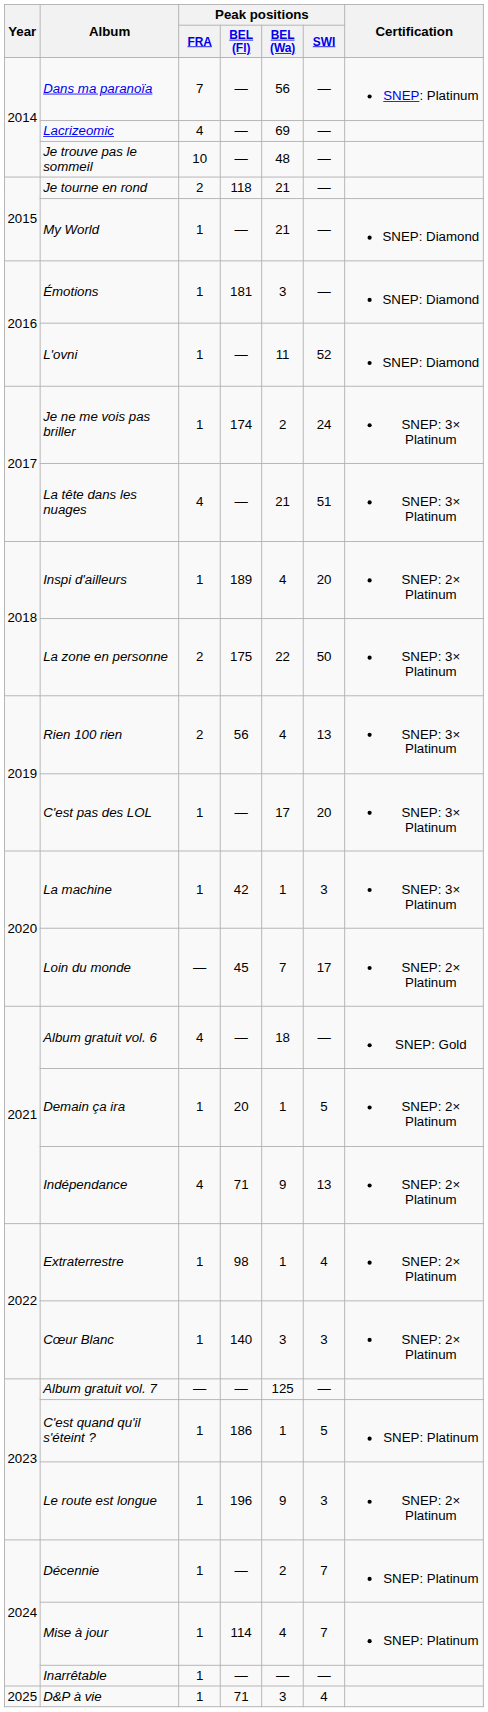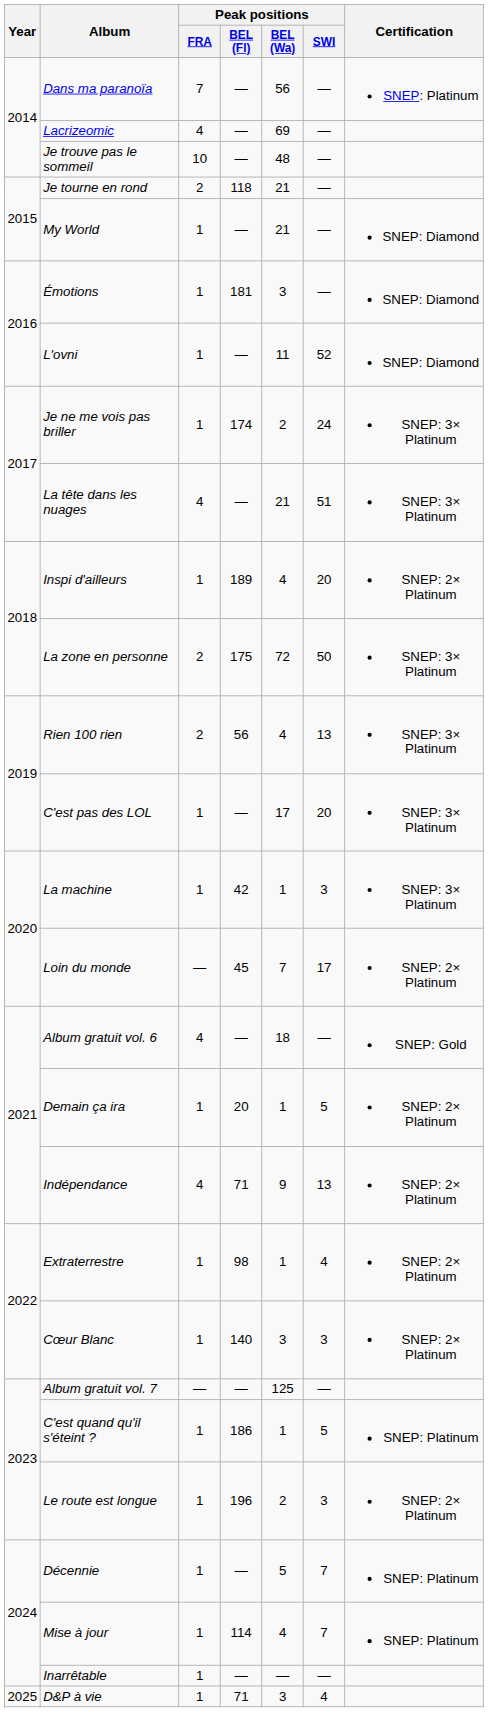(283, 657) 22 -> (283, 657) 72
(283, 1501) 9 -> (283, 1501) 2
(283, 1571) 2 -> (283, 1571) 5
